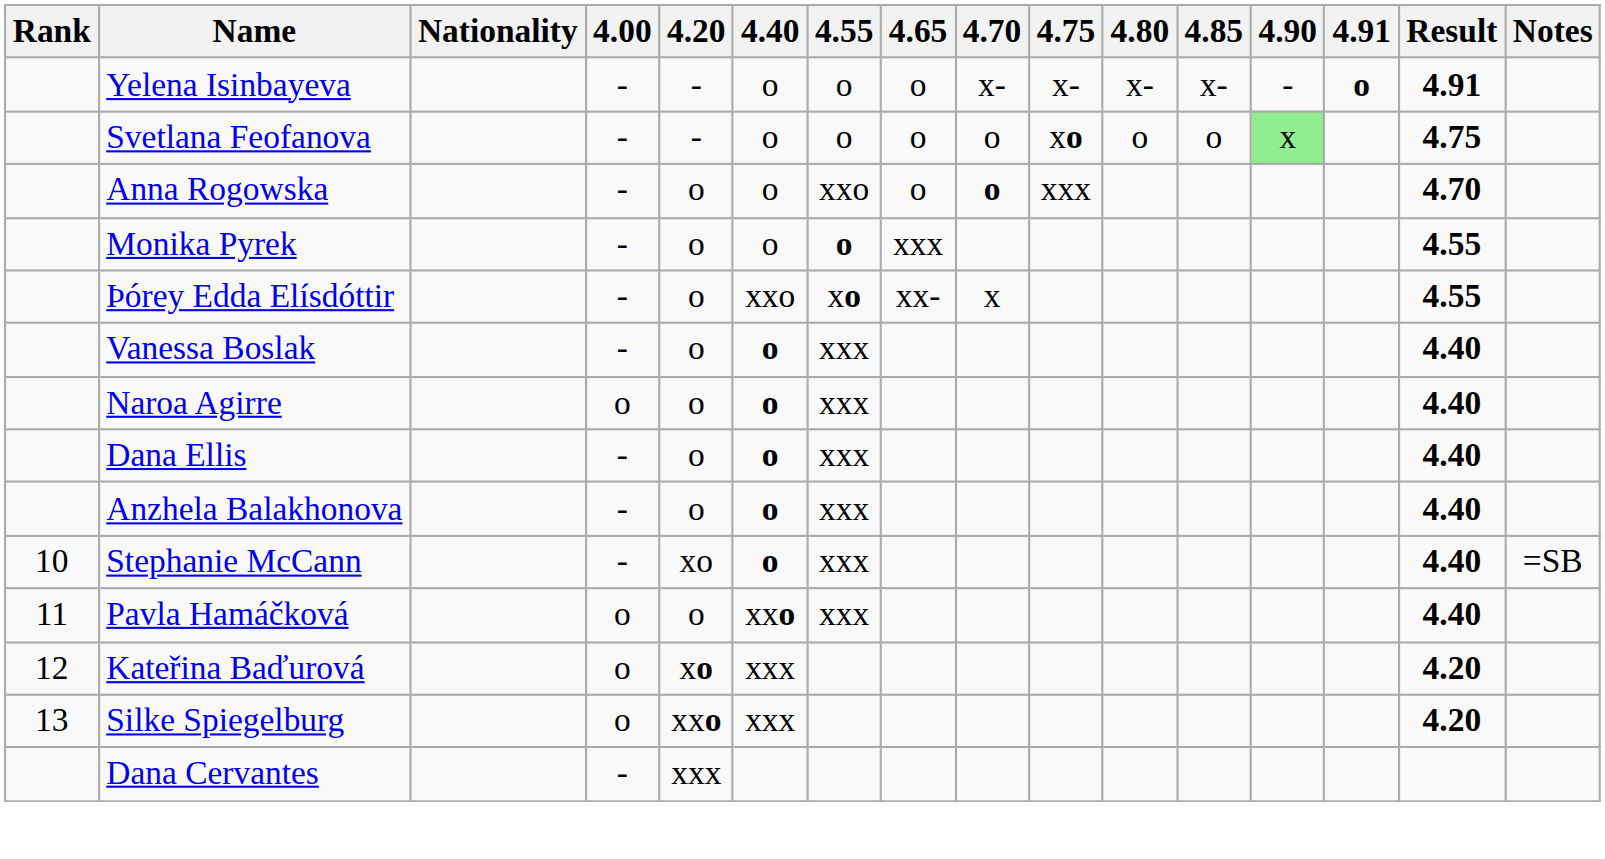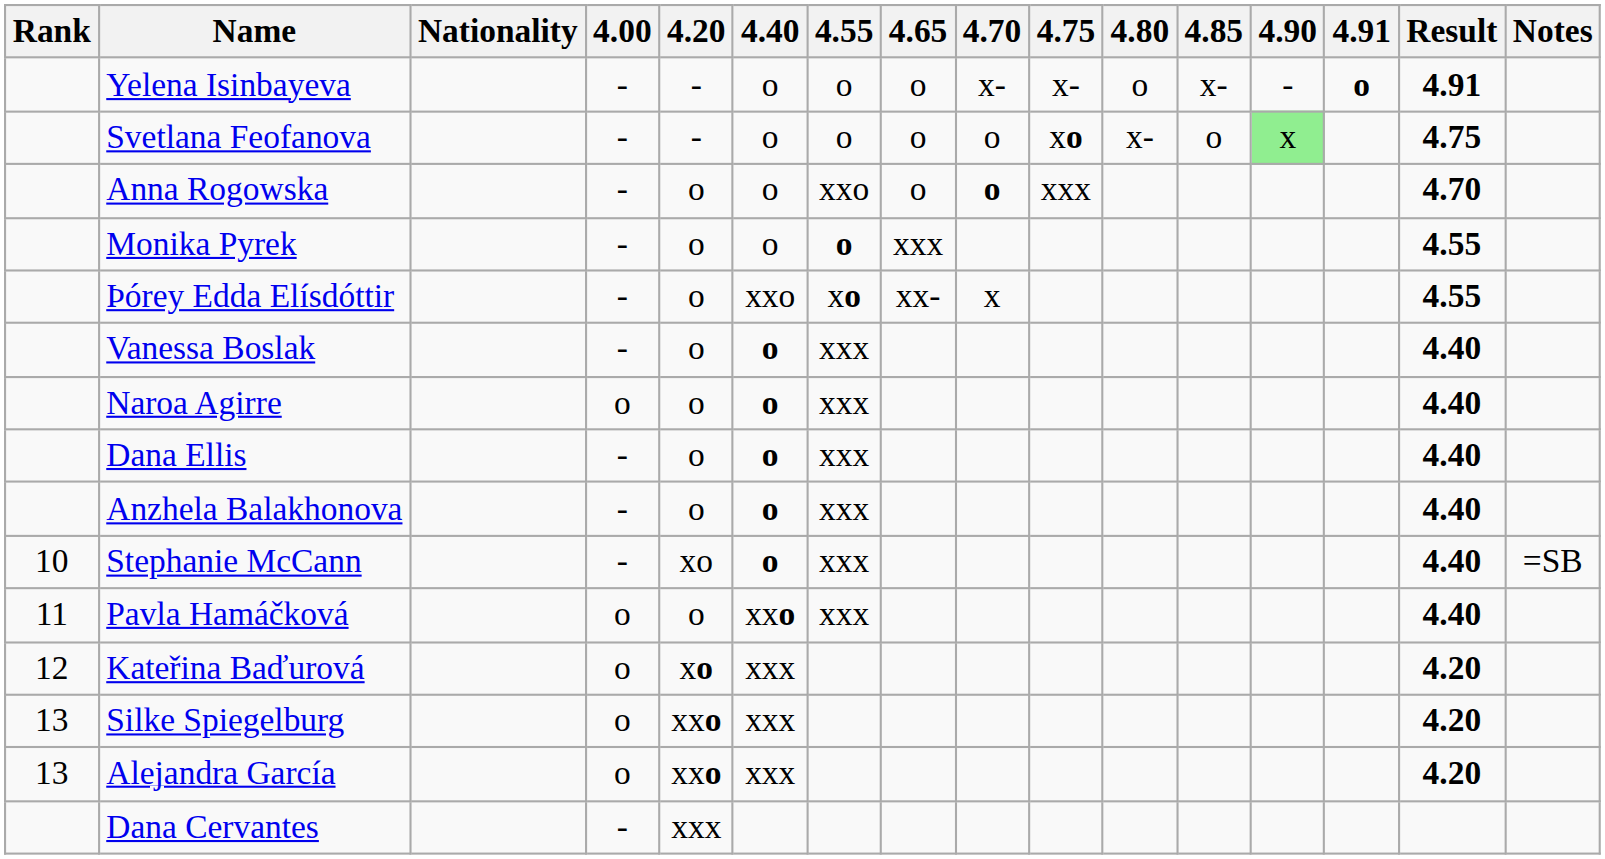(1140, 84) x- -> (1140, 84) o
(1140, 137) o -> (1140, 137) x-
+ row: (221, 773)
